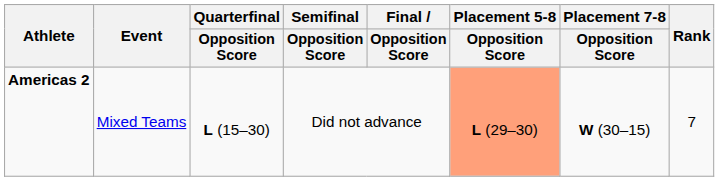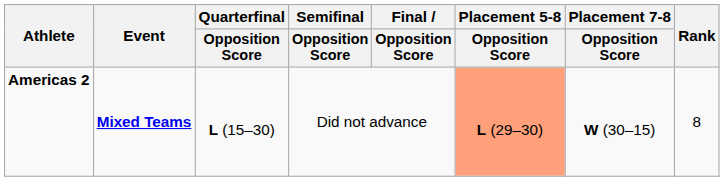(141, 122) normal -> (144, 122) bold
(692, 122) 7 -> (697, 122) 8
